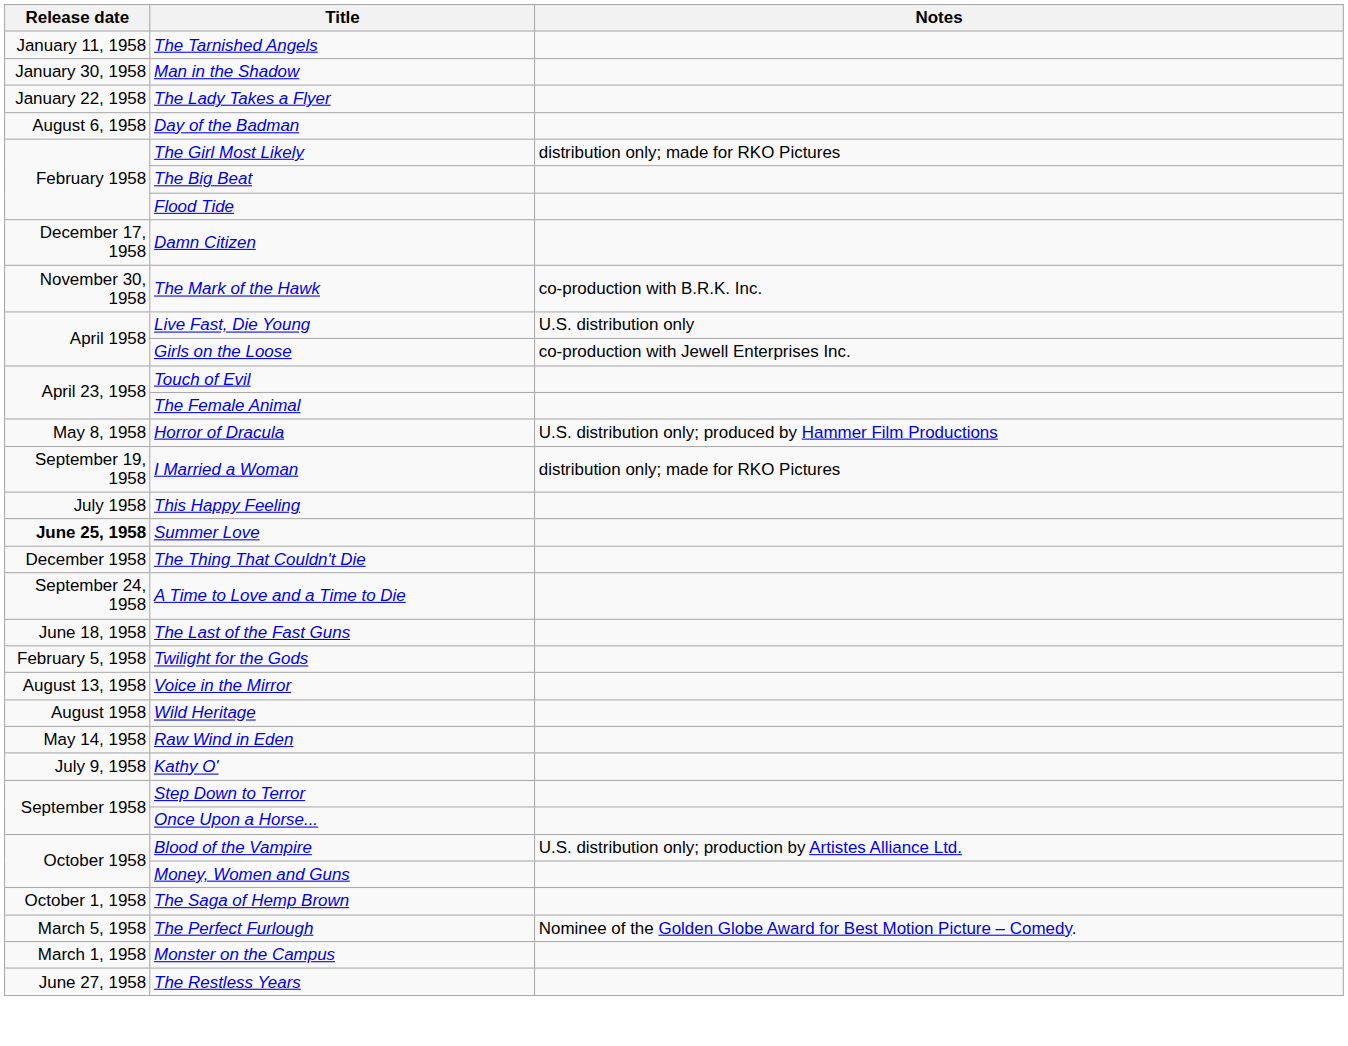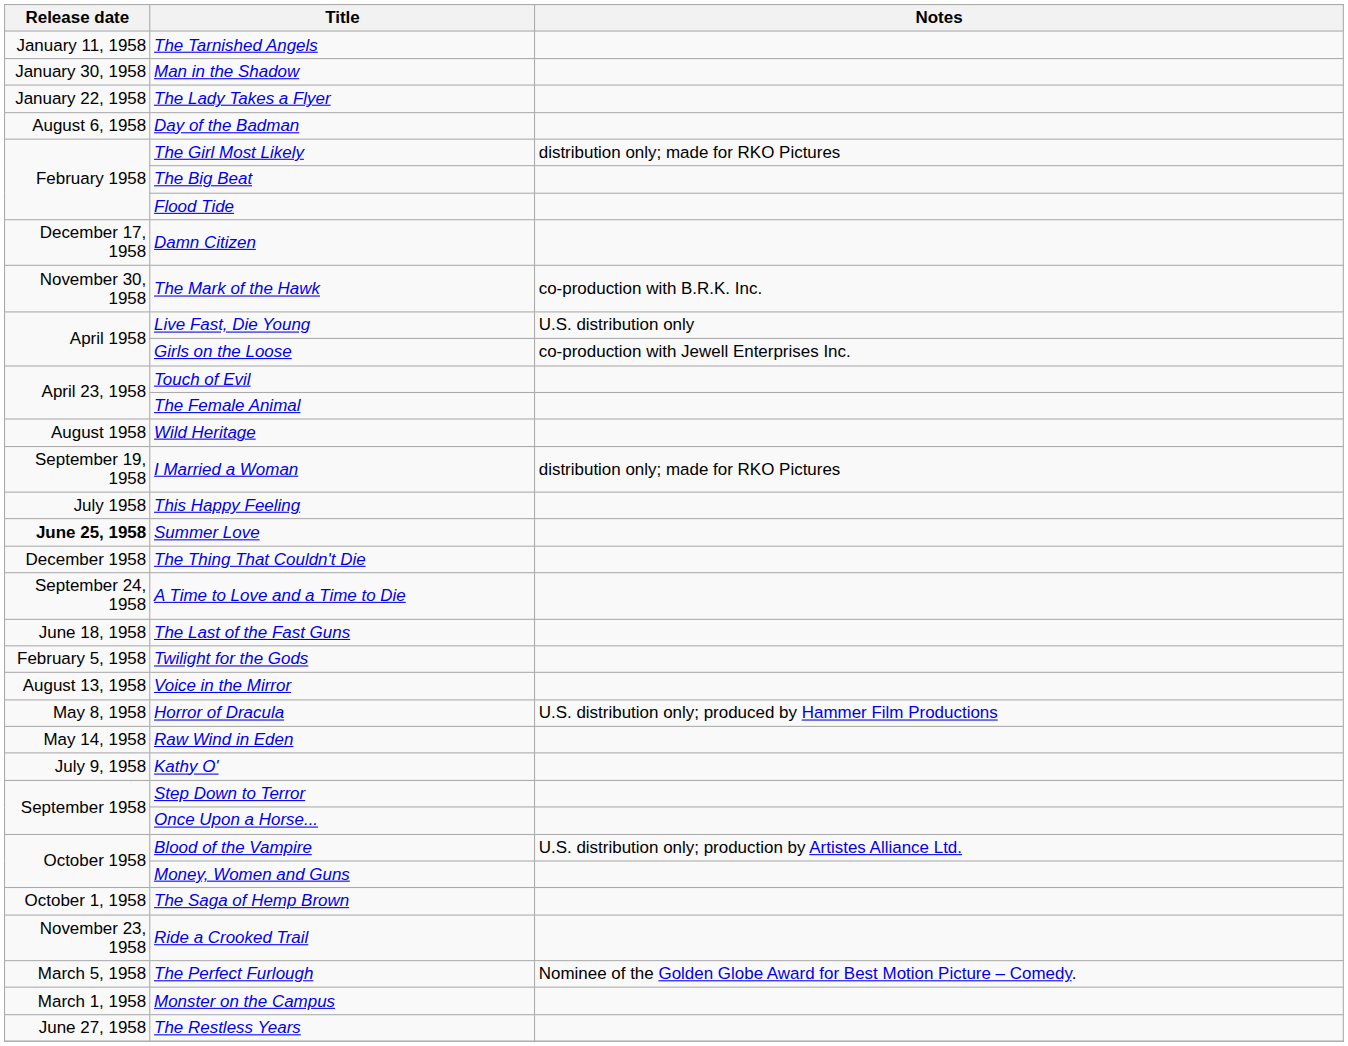rows swapped: (219, 432) <-> (205, 712)
+ row: (231, 937)
